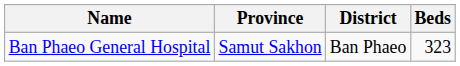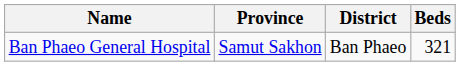(438, 46) 323 -> (438, 46) 321
